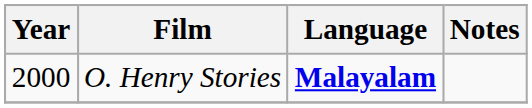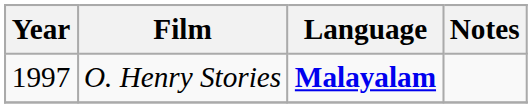(41, 77) 2000 -> (41, 77) 1997
